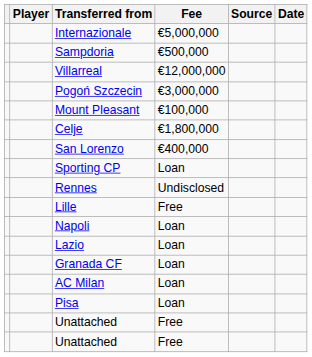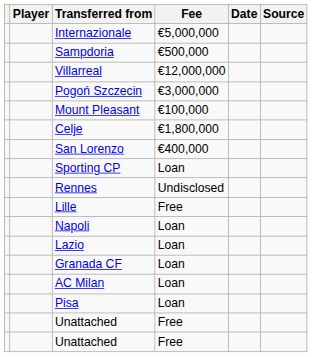columns swapped: (291, 14) <-> (252, 14)
